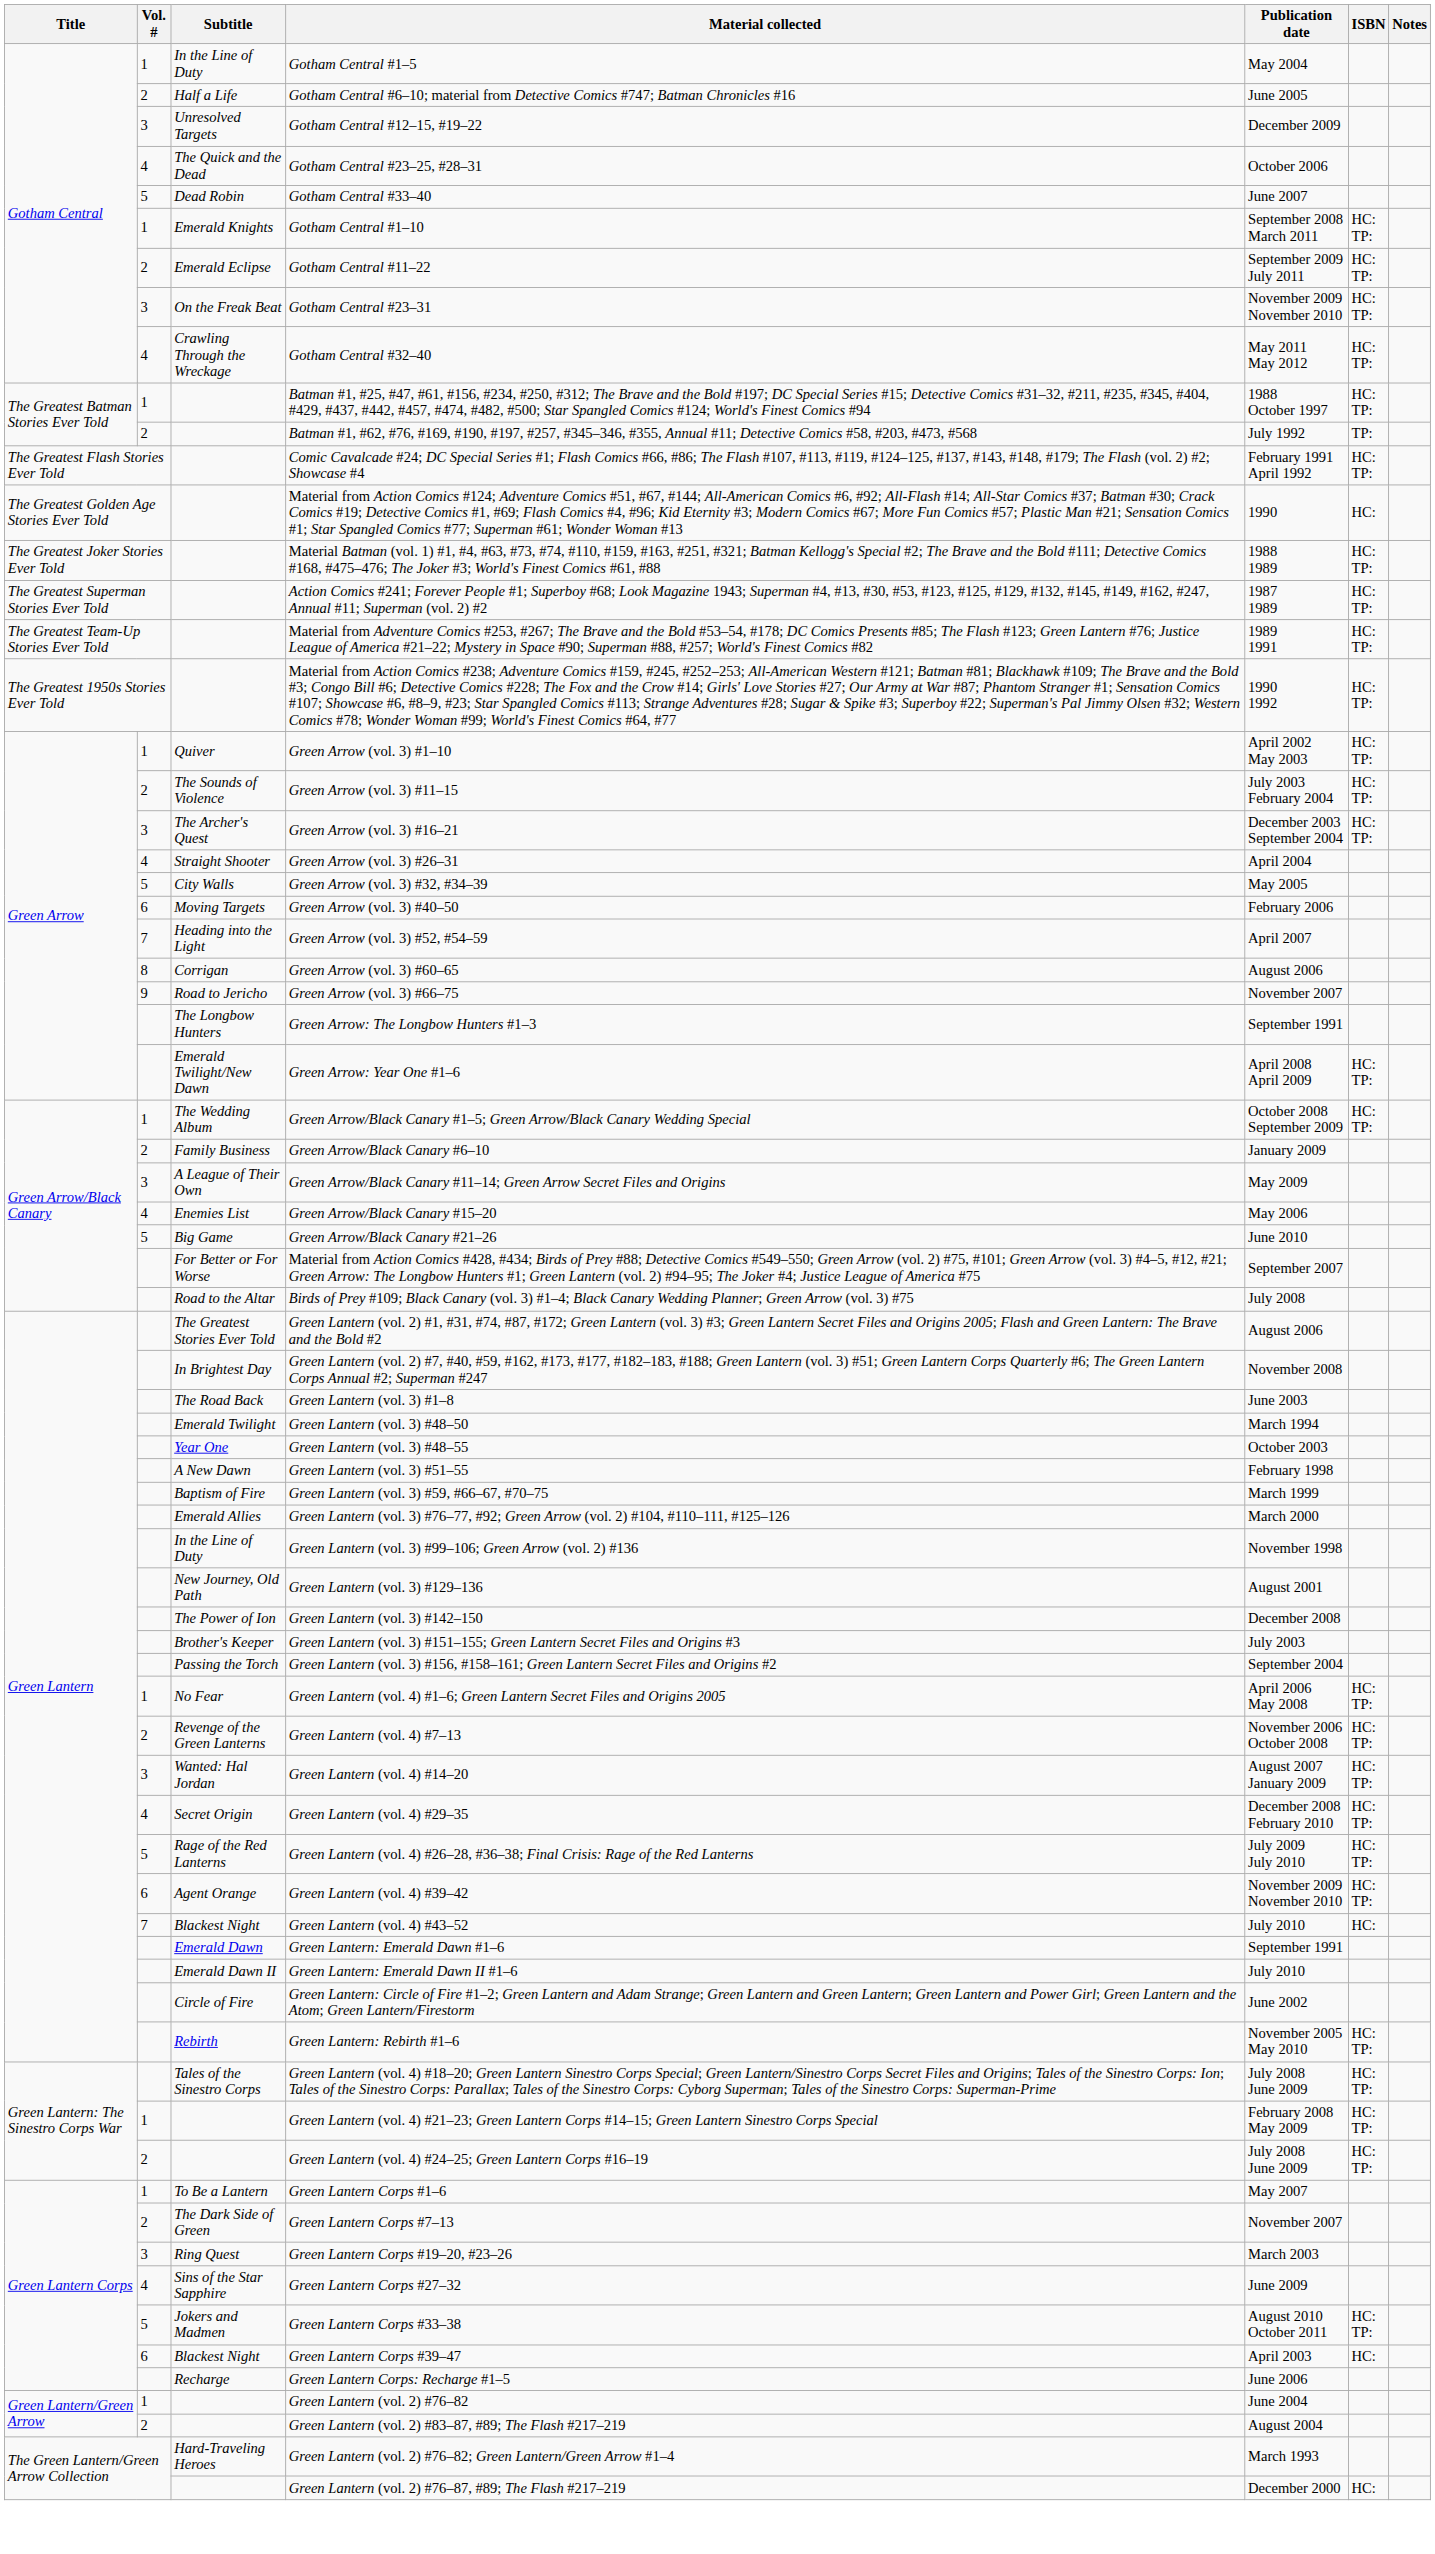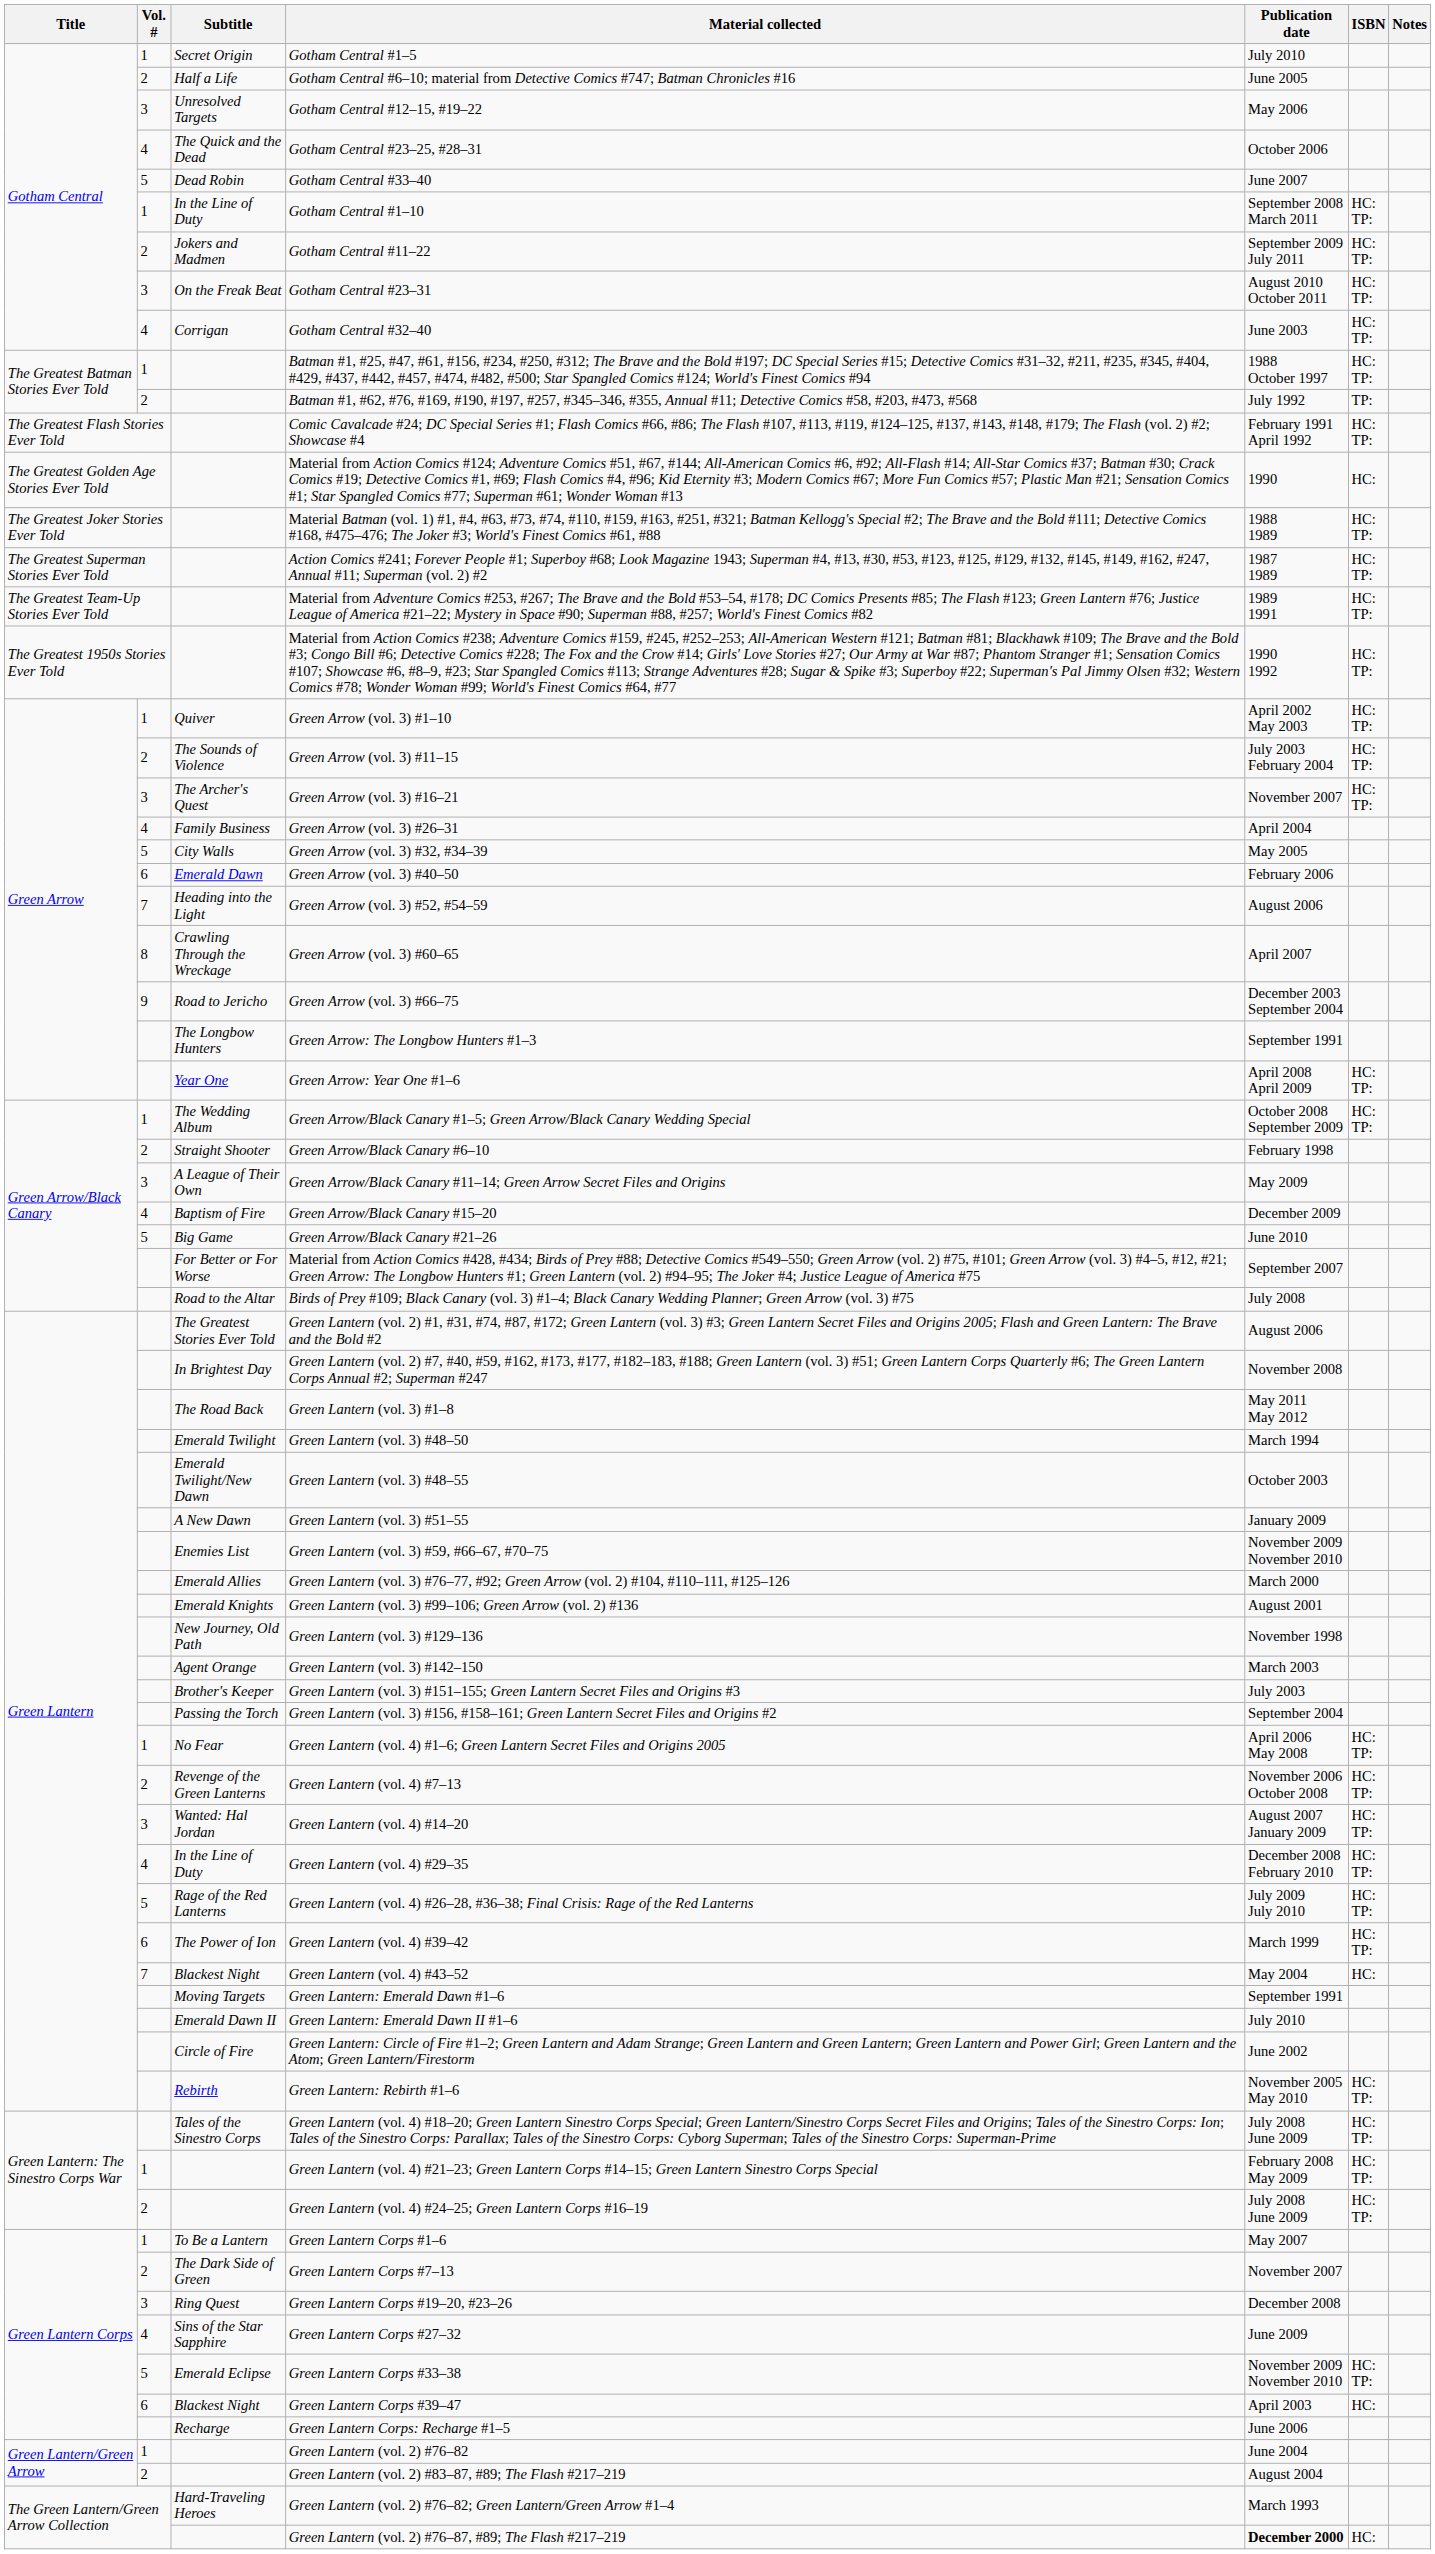(213, 63) In the Line of Duty -> (213, 55) Secret Origin
(1278, 63) May 2004 -> (1277, 55) July 2010
(1294, 126) December 2009 -> (1278, 109) May 2006
(224, 228) Emerald Knights -> (213, 211) In the Line of Duty
(223, 267) Emerald Eclipse -> (206, 251) Jokers and Madmen
(1295, 307) November 2009 November 2010 -> (1288, 290) August 2010 October 2011
(210, 354) Crawling Through the Wreckage -> (201, 330) Corrigan
(1278, 354) May 2011 May 2012 -> (1278, 330) June 2003
(1296, 830) December 2003 September 2004 -> (1295, 797) November 2007
(222, 861) Straight Shooter -> (222, 828) Family Business
(220, 907) Moving Targets -> (218, 874) Emerald Dawn
(1280, 938) April 2007 -> (1285, 906) August 2006
(201, 970) Corrigan -> (210, 953) Crawling Through the Wreckage
(1285, 970) August 2006 -> (1280, 953) April 2007
(1295, 993) November 2007 -> (1296, 1001) December 2003 September 2004
(213, 1072) Emerald Twilight/New Dawn -> (201, 1080) Year One
(222, 1151) Family Business -> (222, 1151) Straight Shooter
(1287, 1151) January 2009 -> (1291, 1151) February 1998
(212, 1213) Enemies List -> (220, 1213) Baptism of Fire
(1278, 1213) May 2006 -> (1294, 1213) December 2009
(1278, 1401) June 2003 -> (1278, 1409) May 2011 May 2012
(201, 1447) Year One -> (213, 1480) Emerald Twilight/New Dawn
(1291, 1470) February 1998 -> (1287, 1519) January 2009
(220, 1493) Baptism of Fire -> (212, 1550) Enemies List
(1283, 1493) March 1999 -> (1295, 1550) November 2009 November 2010
(213, 1548) In the Line of Duty -> (224, 1605) Emerald Knights
(1295, 1548) November 1998 -> (1285, 1605) August 2001
(1285, 1587) August 2001 -> (1295, 1636) November 1998
(225, 1618) The Power of Ion -> (215, 1667) Agent Orange
(1294, 1618) December 2008 -> (1283, 1667) March 2003
(213, 1814) Secret Origin -> (213, 1863) In the Line of Duty
(215, 1893) Agent Orange -> (225, 1942) The Power of Ion
(1295, 1893) November 2009 November 2010 -> (1283, 1942) March 1999
(1277, 1924) July 2010 -> (1278, 1974) May 2004
(218, 1947) Emerald Dawn -> (220, 1997) Moving Targets
(1283, 2254) March 2003 -> (1294, 2303) December 2008
(206, 2324) Jokers and Madmen -> (223, 2373) Emerald Eclipse
(1288, 2324) August 2010 October 2011 -> (1295, 2373) November 2009 November 2010
(1294, 2487) normal -> (1296, 2537) bold
